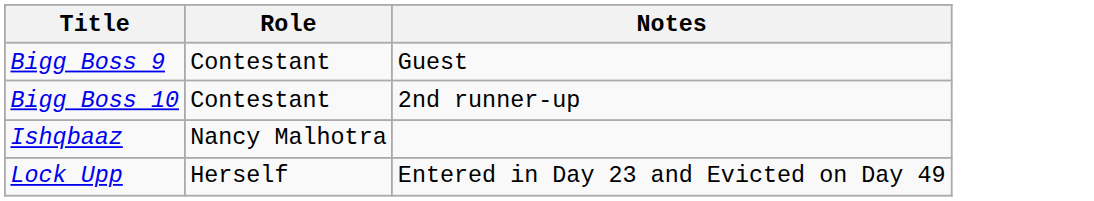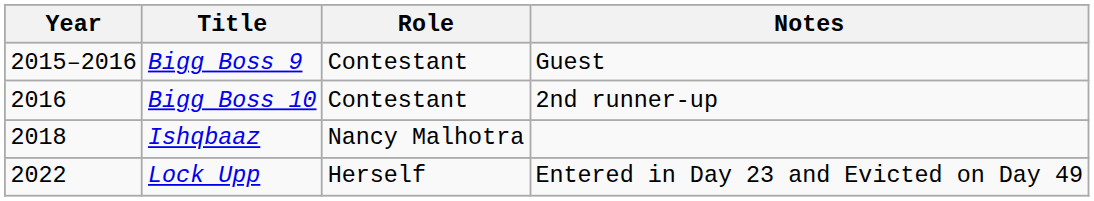+ column: (74, 24)
